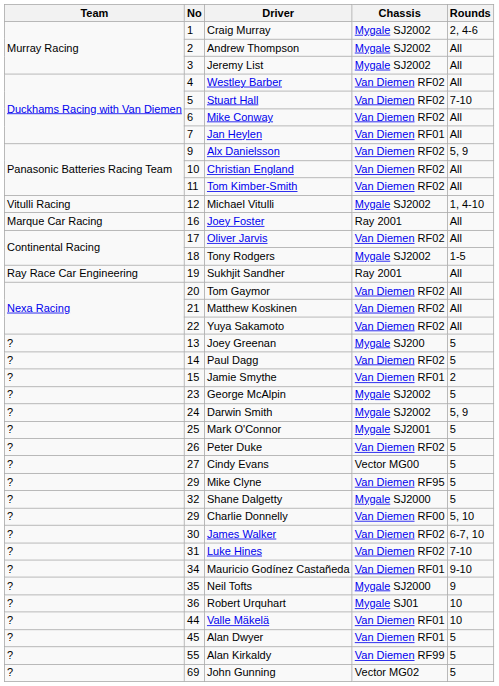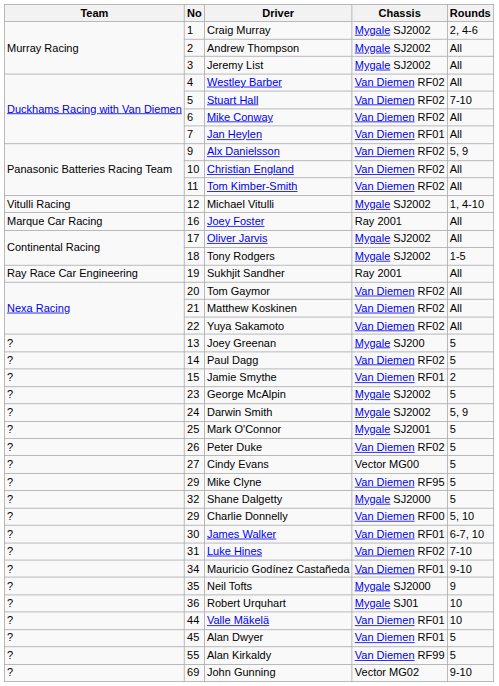(400, 238) Van Diemen RF02 -> (393, 238) Mygale SJ2002
(400, 534) Van Diemen RF02 -> (400, 534) Van Diemen RF01
(453, 673) 5 -> (461, 673) 9-10
